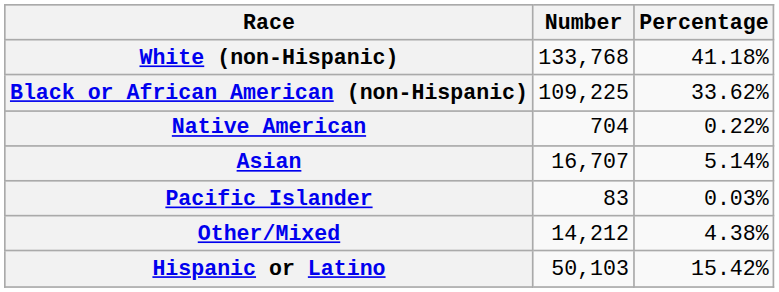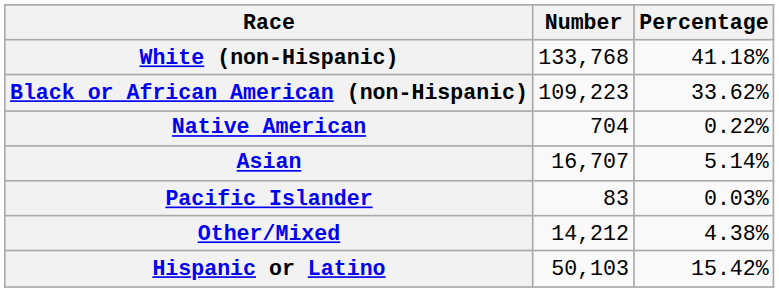(584, 93) 109,225 -> (584, 93) 109,223
